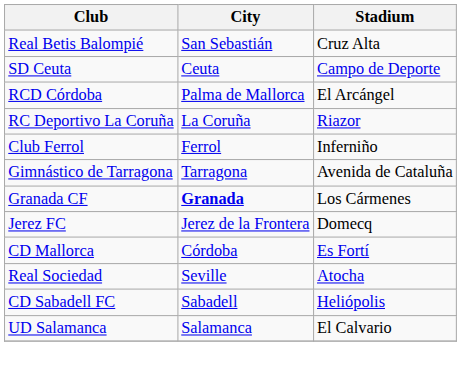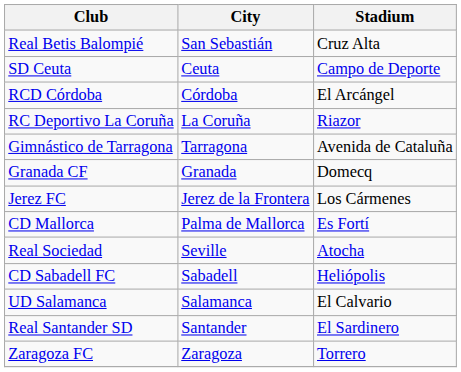(243, 95) Palma de Mallorca -> (209, 95) Córdoba
- row: (46, 146)
(213, 198) bold -> (209, 172) normal
(364, 198) Los Cármenes -> (345, 172) Domecq
(345, 224) Domecq -> (364, 198) Los Cármenes
(209, 250) Córdoba -> (243, 224) Palma de Mallorca
+ row: (70, 328)
+ row: (51, 353)
